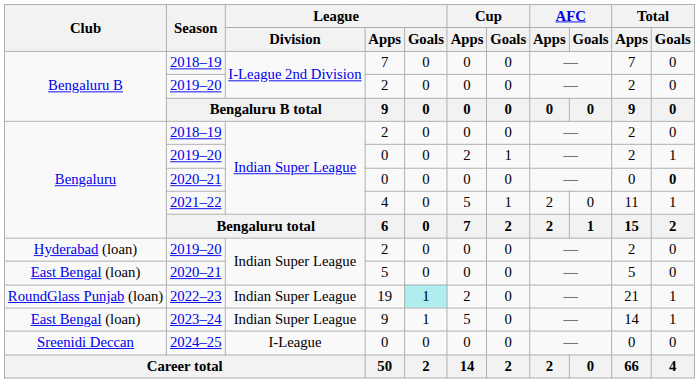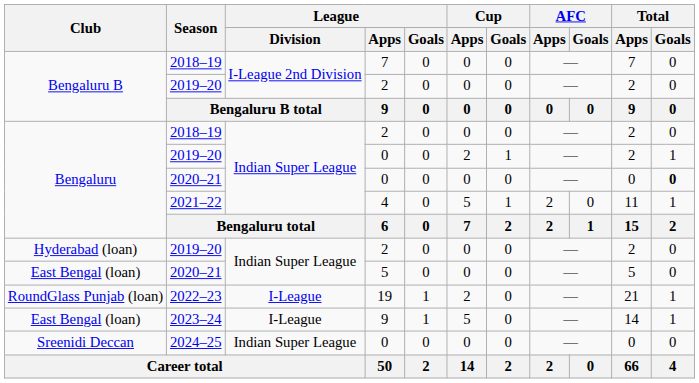(295, 296) Indian Super League -> (295, 296) I-League
(426, 296) paleturquoise background -> (426, 296) no background
(295, 319) Indian Super League -> (295, 319) I-League
(295, 343) I-League -> (295, 343) Indian Super League
